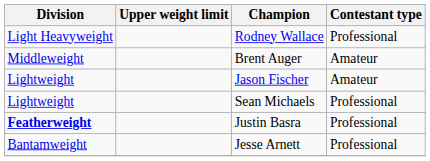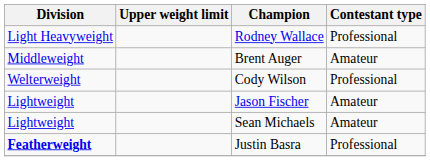+ row: (270, 79)
(364, 101) Professional -> (354, 123) Amateur
- row: (267, 144)
